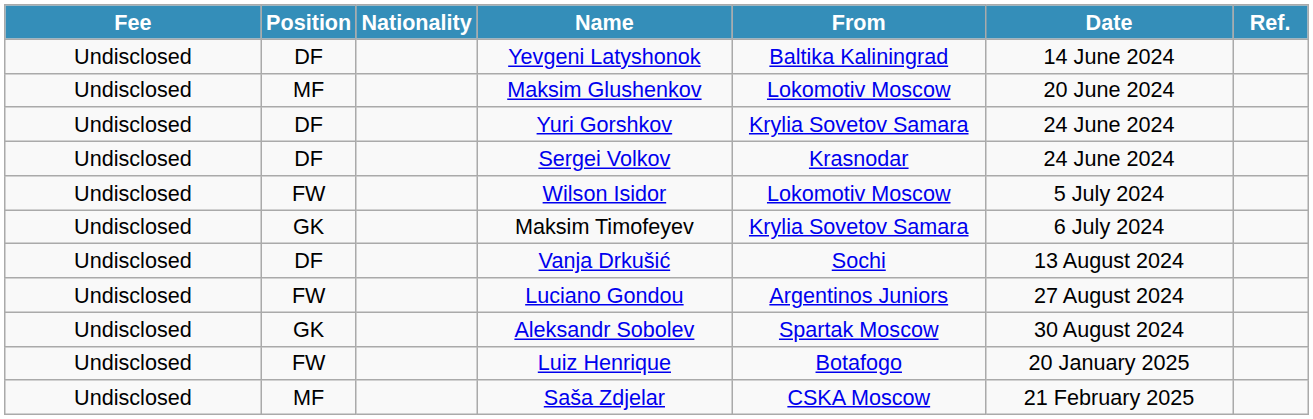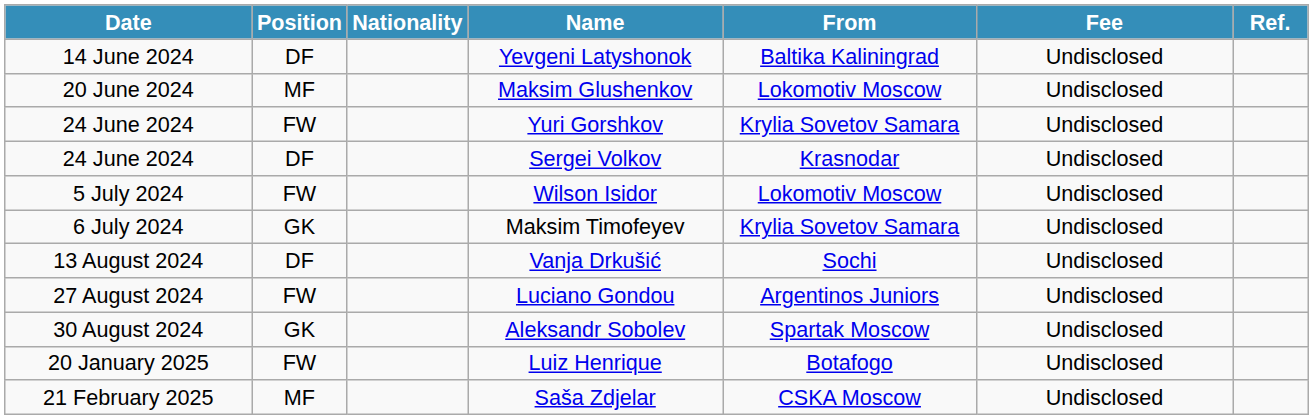columns swapped: (1109, 22) <-> (133, 22)
(309, 125) DF -> (299, 125) FW
